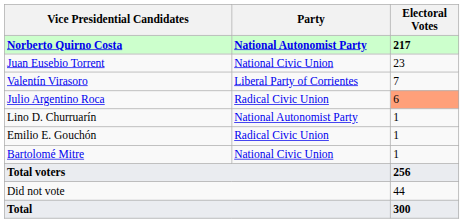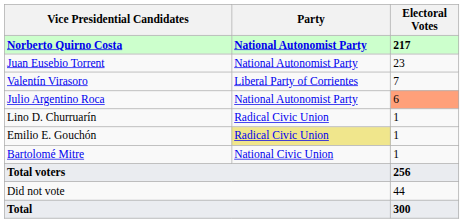(284, 63) National Civic Union -> (296, 63) National Autonomist Party
(282, 99) Radical Civic Union -> (296, 99) National Autonomist Party
(296, 117) National Autonomist Party -> (282, 117) Radical Civic Union
(282, 136) no background -> (282, 136) khaki background
